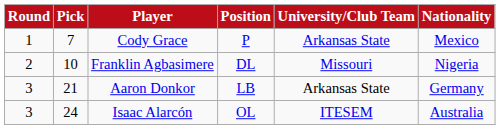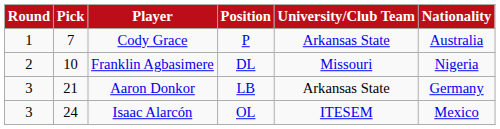(457, 40) Mexico -> (457, 40) Australia
(457, 112) Australia -> (457, 112) Mexico
